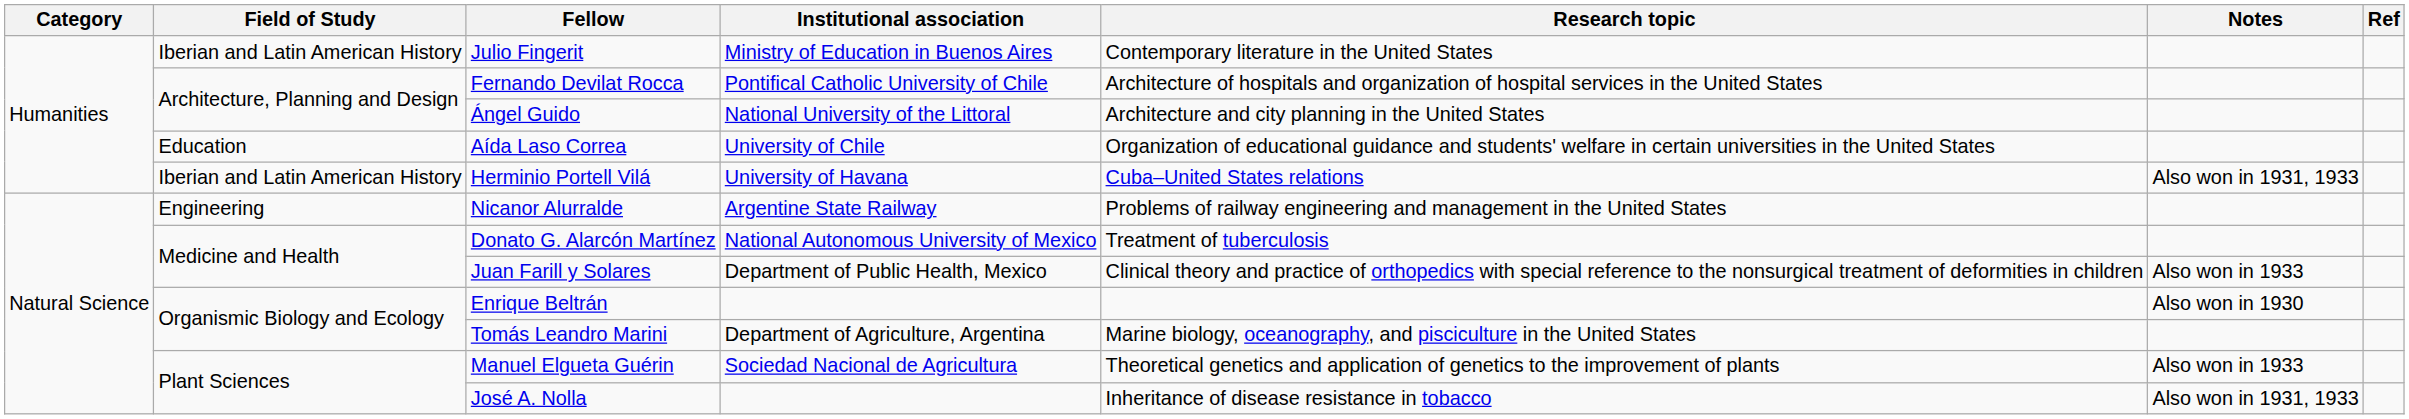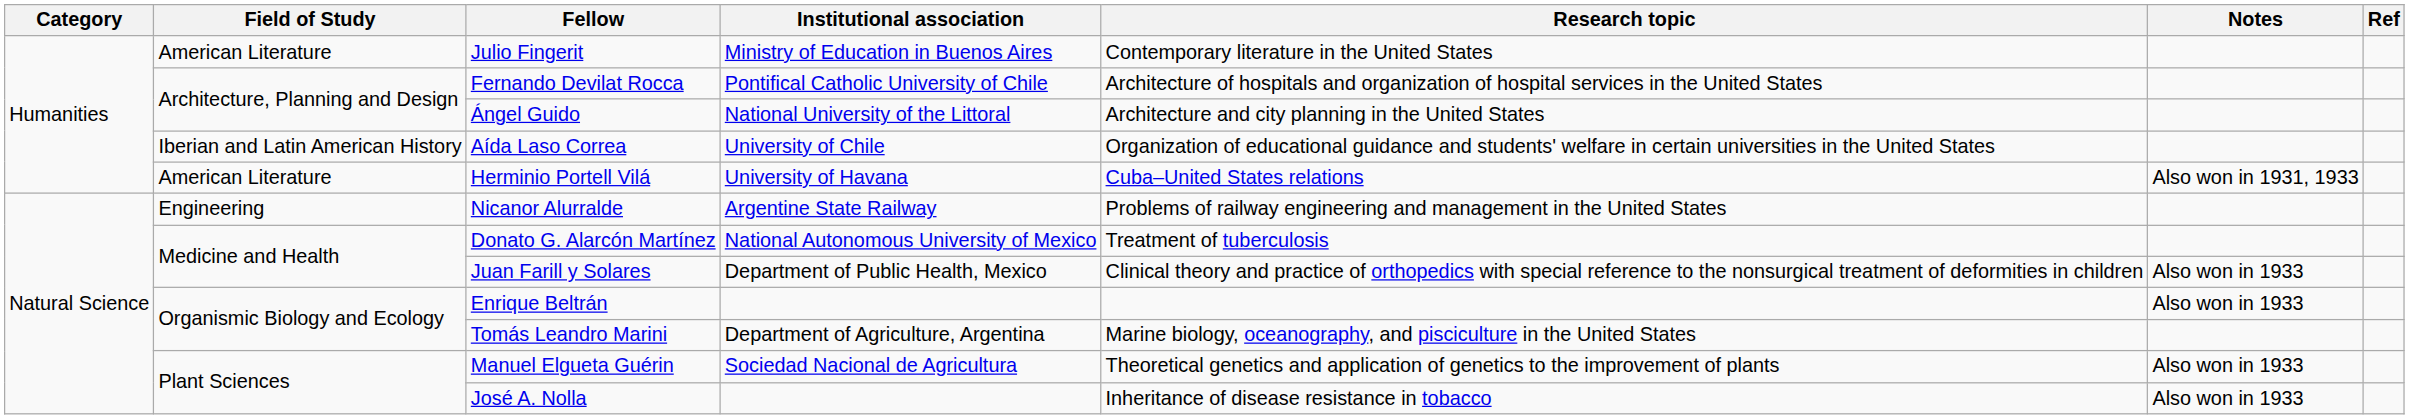(310, 51) Iberian and Latin American History -> (245, 51) American Literature
(203, 146) Education -> (310, 146) Iberian and Latin American History
(310, 177) Iberian and Latin American History -> (245, 177) American Literature
(2228, 303) Also won in 1930 -> (2228, 303) Also won in 1933
(2256, 397) Also won in 1931, 1933 -> (2228, 397) Also won in 1933
